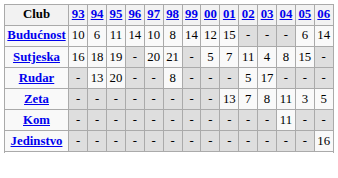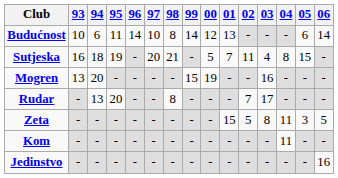(229, 35) 15 -> (229, 35) 13
+ row: (36, 78)
(248, 78) 5 -> (248, 99) 7
(229, 99) 13 -> (229, 120) 15
(248, 99) 7 -> (248, 120) 5
